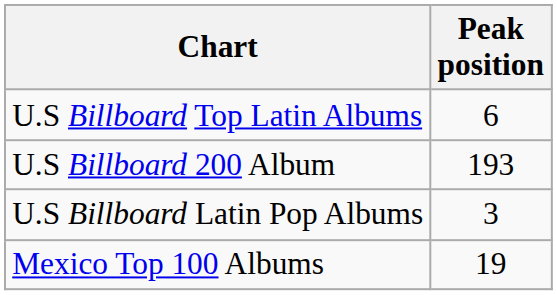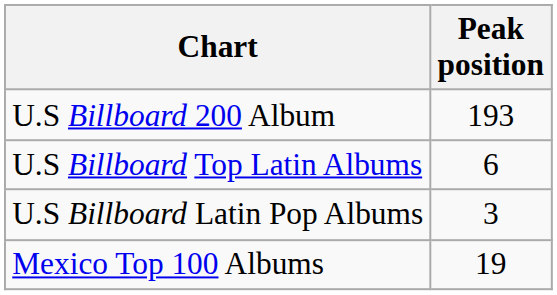rows swapped: (174, 164) <-> (217, 114)
